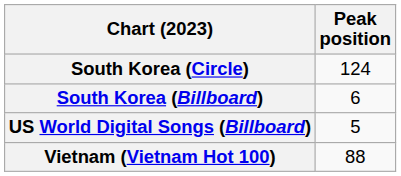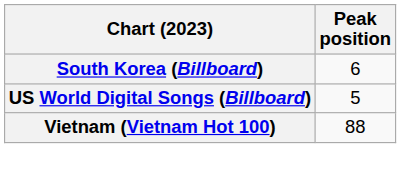- row: (160, 68)
